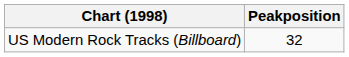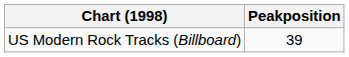(294, 39) 32 -> (294, 39) 39
